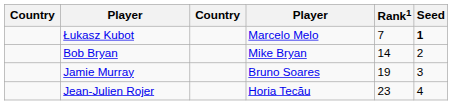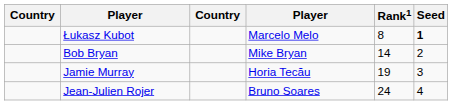(381, 35) 7 -> (381, 35) 8
(284, 72) Bruno Soares -> (279, 72) Horia Tecău
(279, 91) Horia Tecău -> (284, 91) Bruno Soares
(384, 91) 23 -> (384, 91) 24
